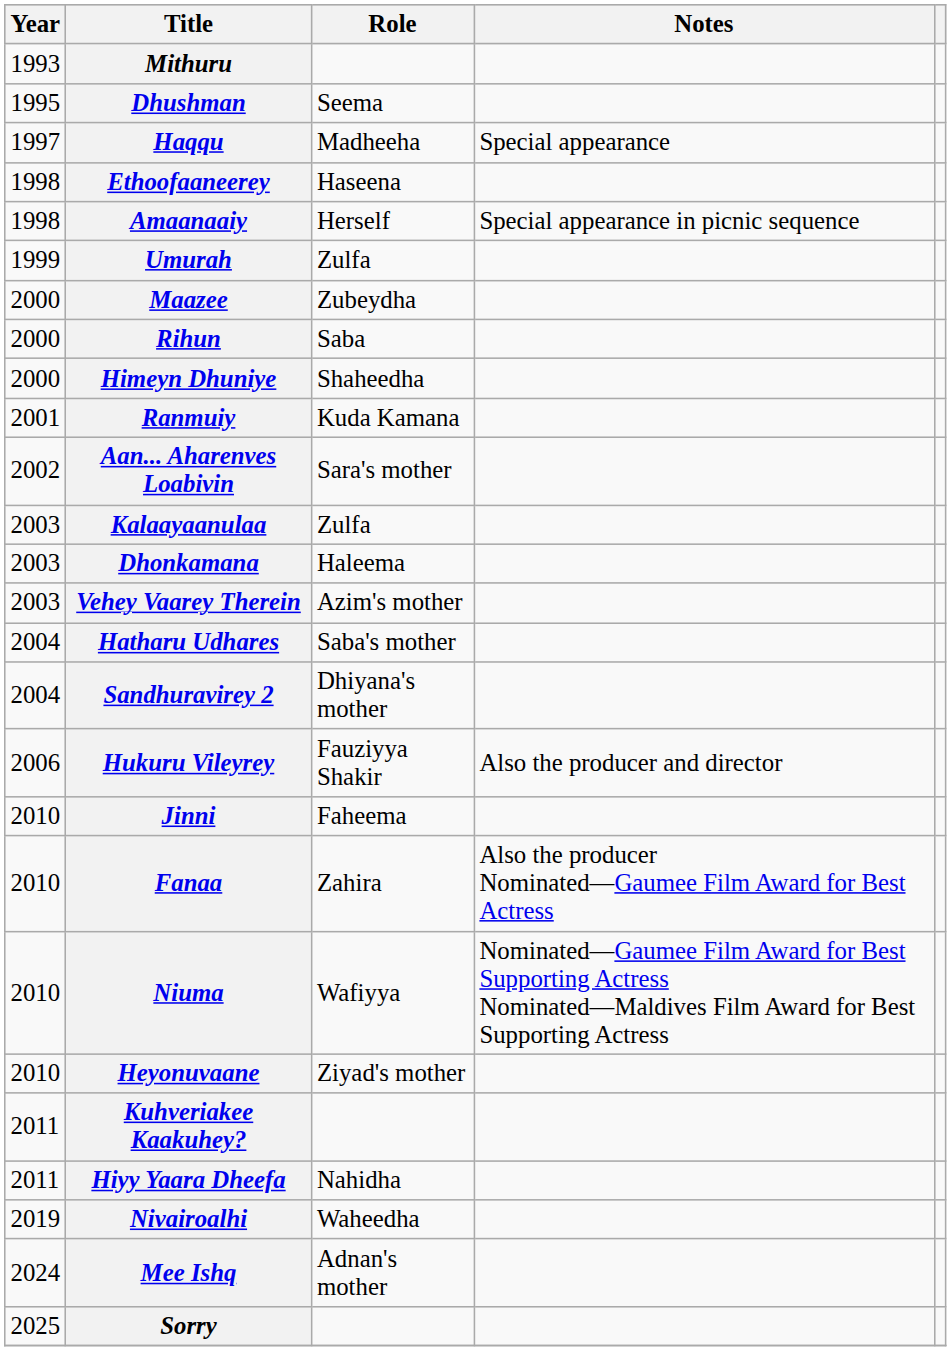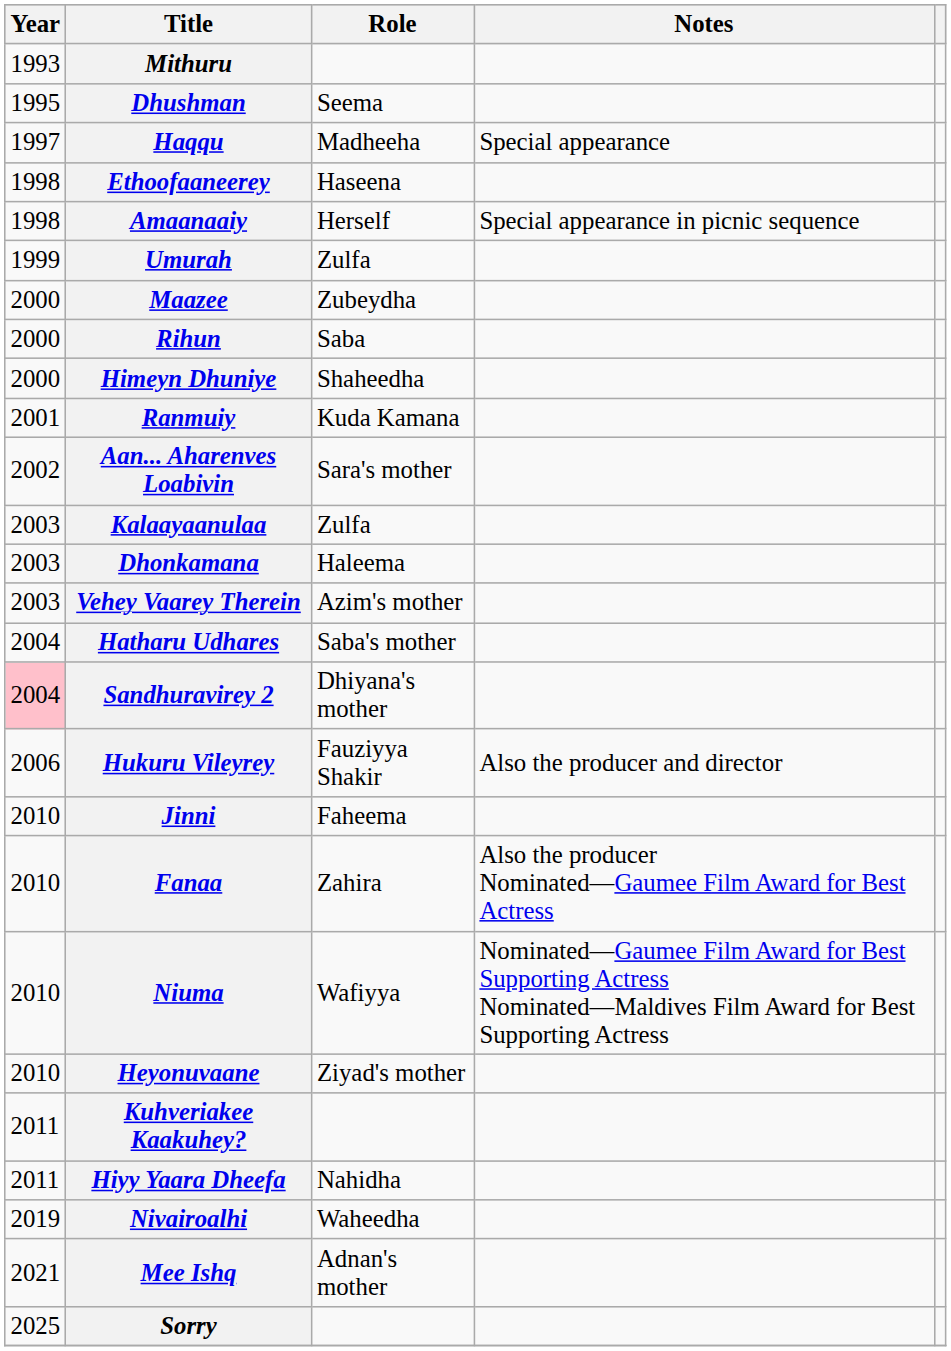(35, 695) no background -> (35, 695) pink background
(35, 1272) 2024 -> (35, 1272) 2021
